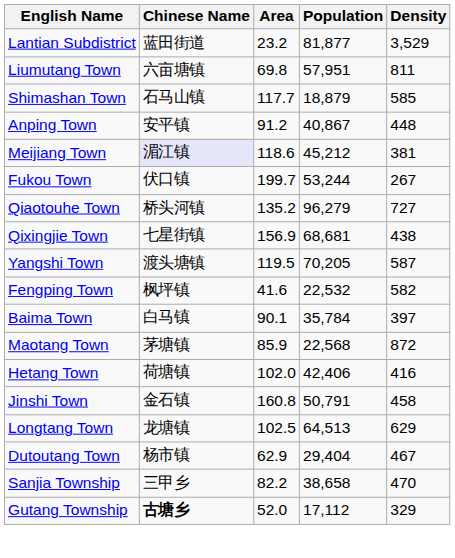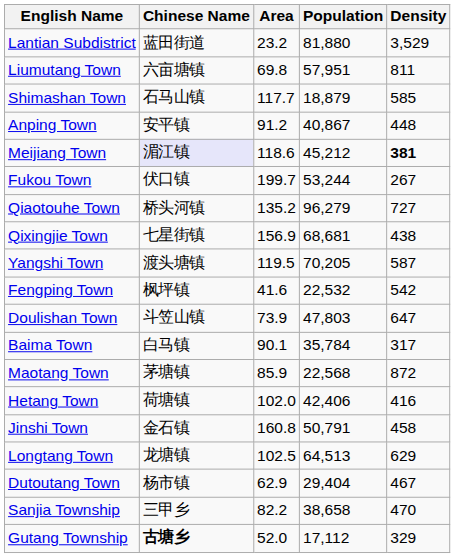(327, 42) 81,877 -> (327, 42) 81,880
(403, 152) normal -> (403, 152) bold
(403, 290) 582 -> (403, 290) 542
+ row: (63, 318)
(403, 318) 397 -> (403, 345) 317
